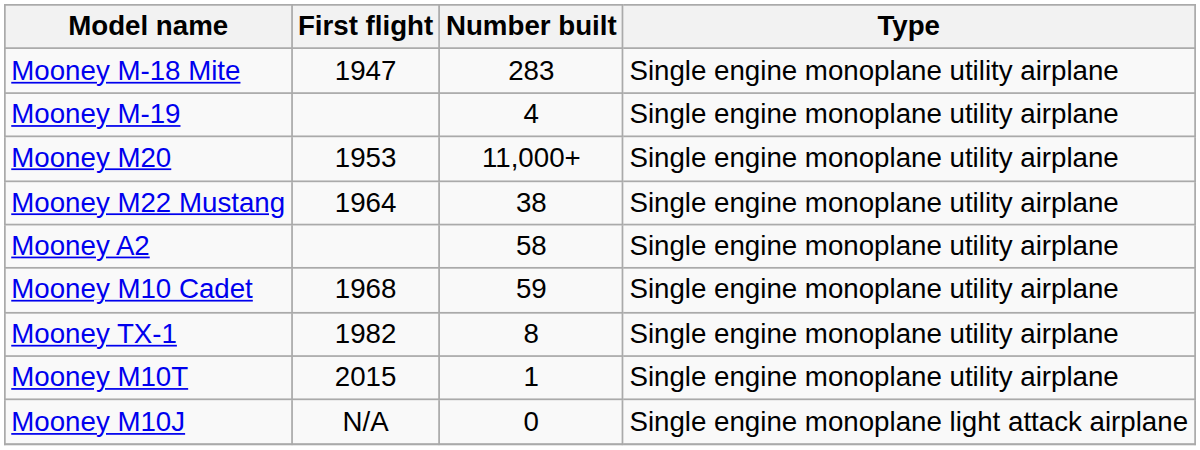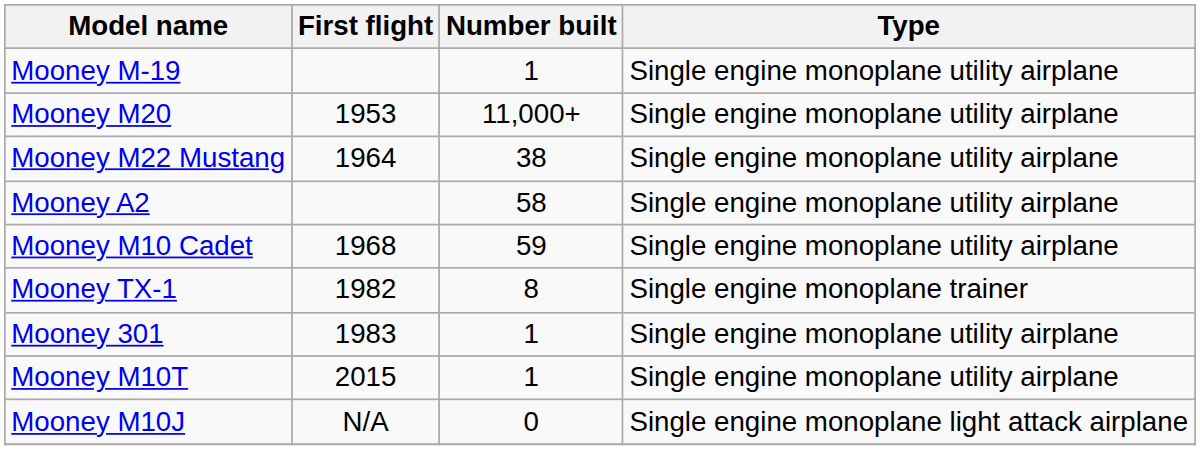- row: (126, 70)
(531, 114) 4 -> (531, 70) 1
(874, 333) Single engine monoplane utility airplane -> (829, 289) Single engine monoplane trainer
+ row: (87, 333)
